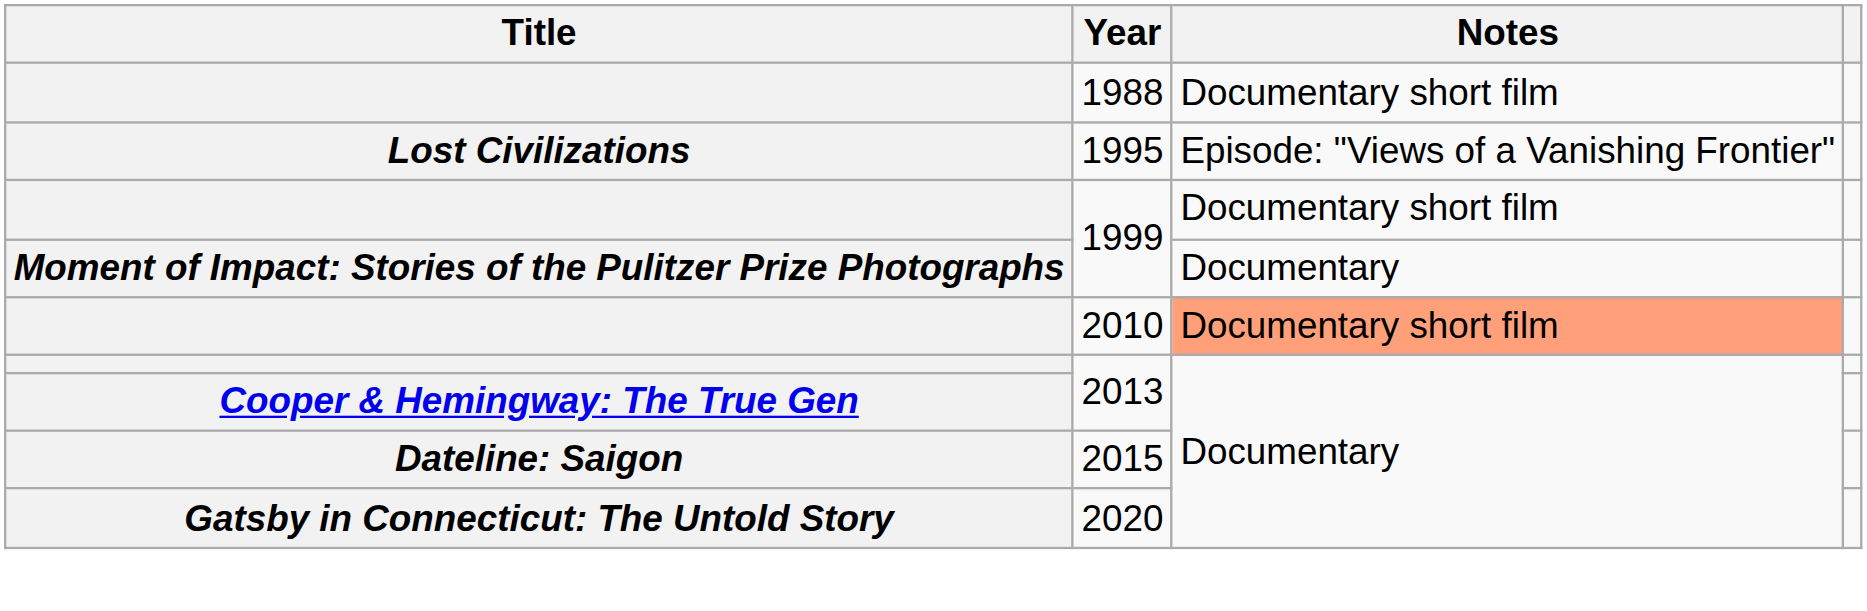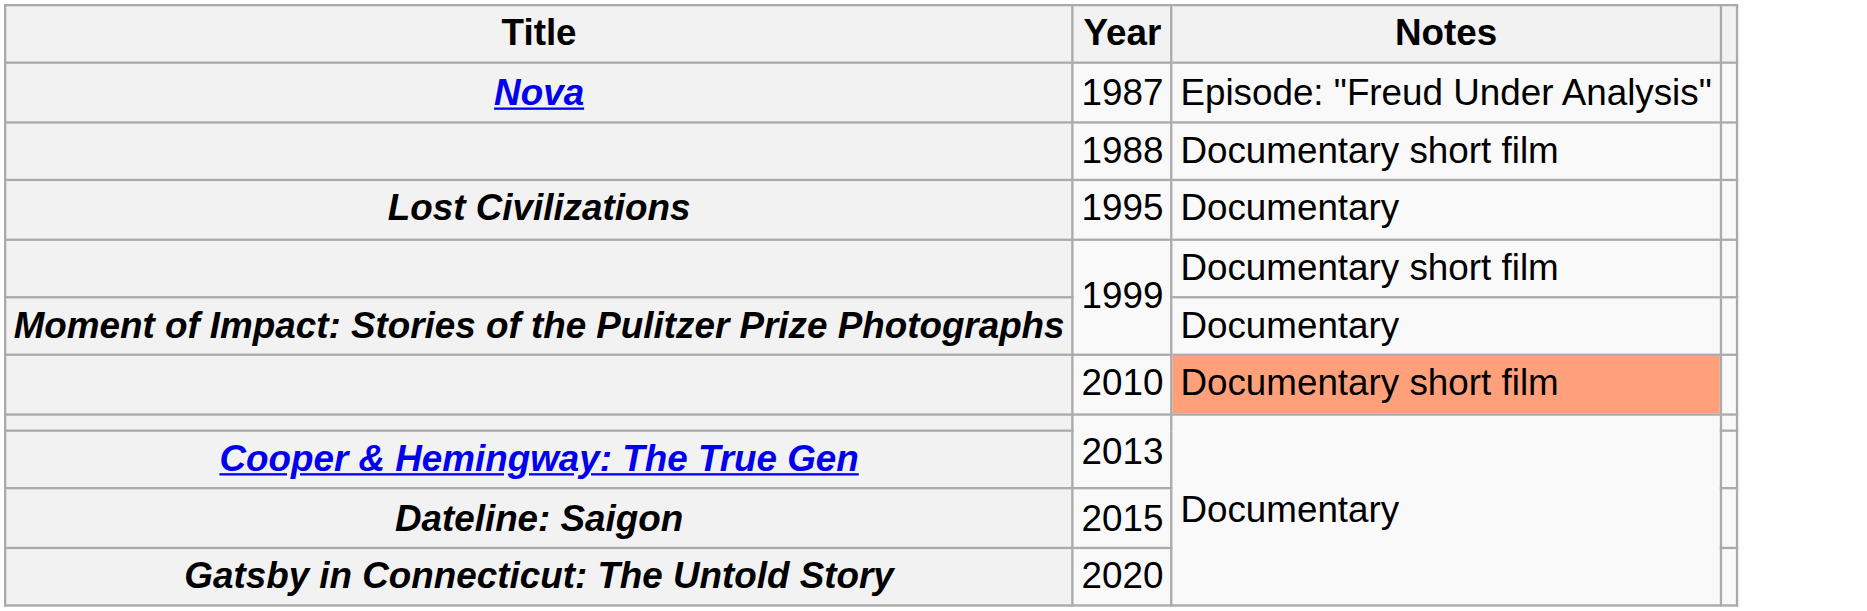+ row: (539, 92)
(1508, 150) Episode: "Views of a Vanishing Frontier" -> (1290, 208) Documentary
